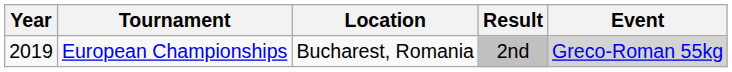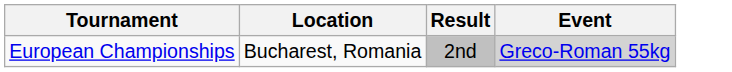- column: (31, 20)
